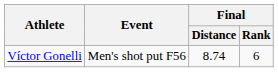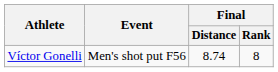(256, 56) 6 -> (256, 56) 8
